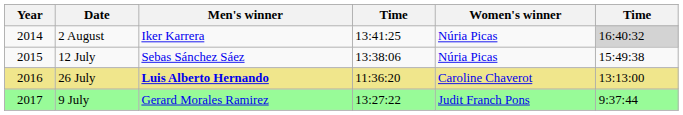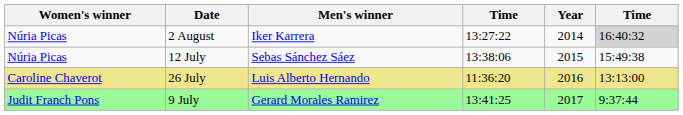columns swapped: (30, 15) <-> (515, 15)
(378, 36) 13:41:25 -> (488, 36) 13:27:22
(205, 78) bold -> (311, 78) normal
(378, 100) 13:27:22 -> (488, 100) 13:41:25
